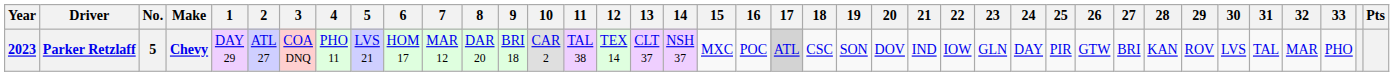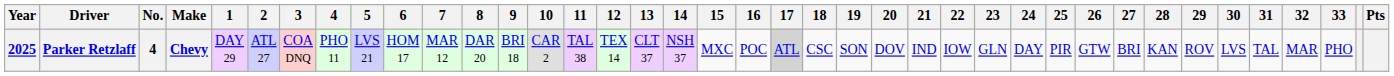(22, 49) 2023 -> (22, 49) 2025
(153, 49) 5 -> (153, 49) 4
